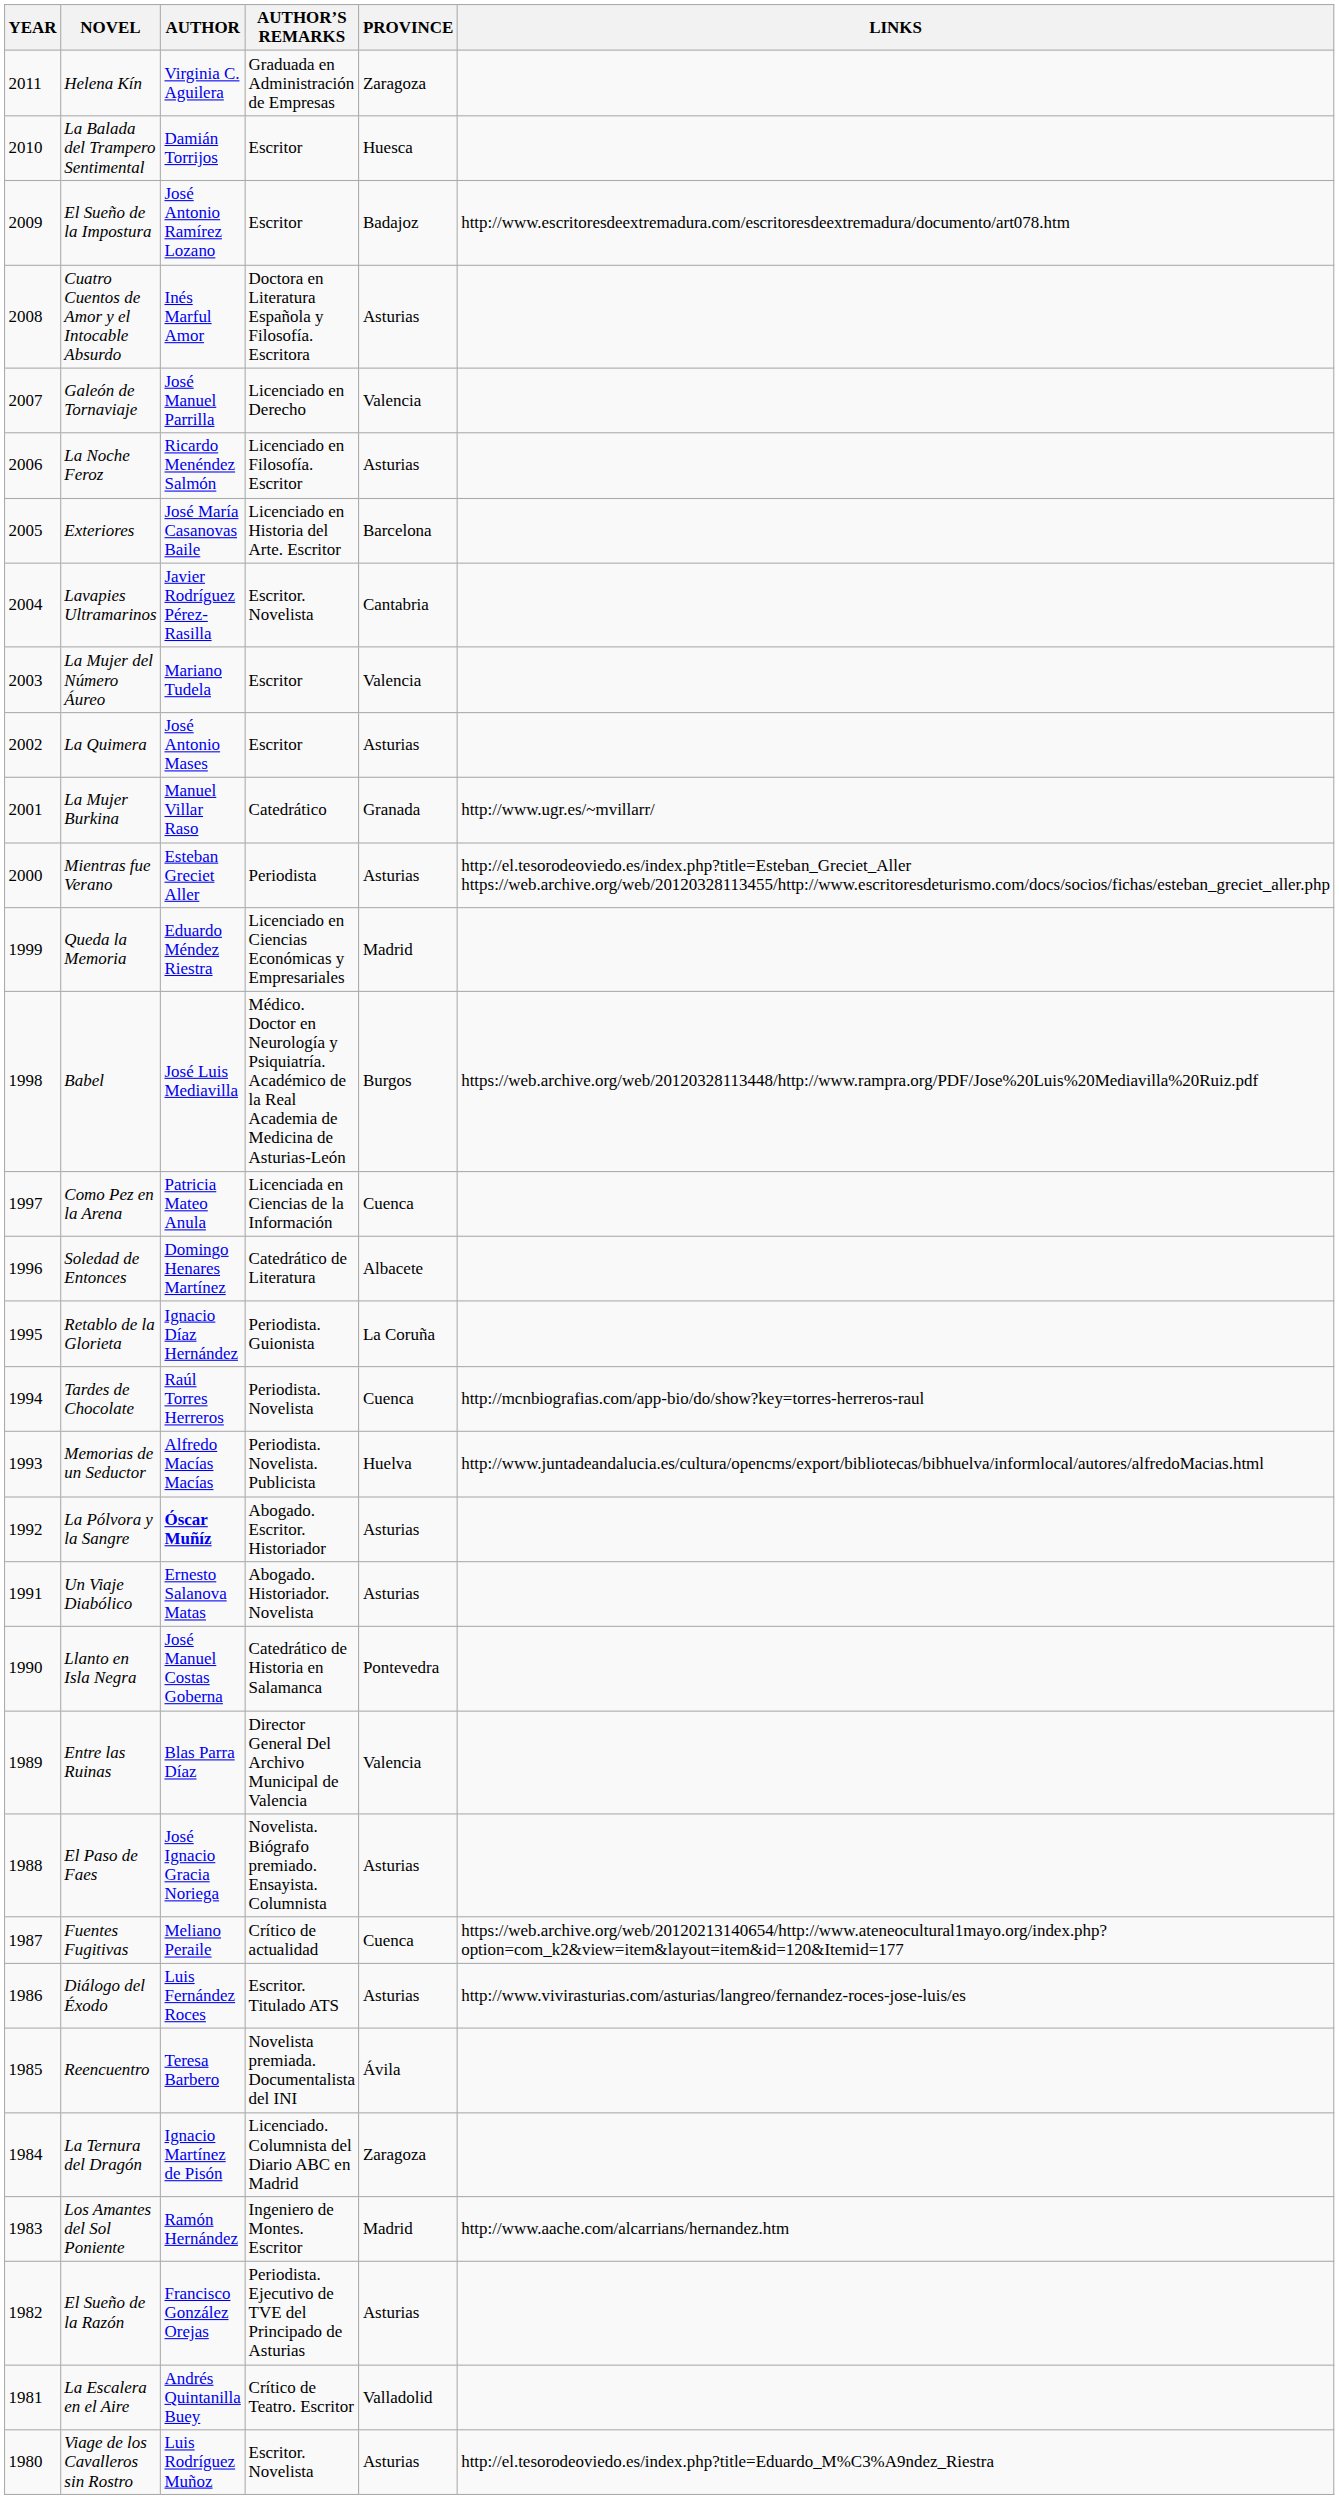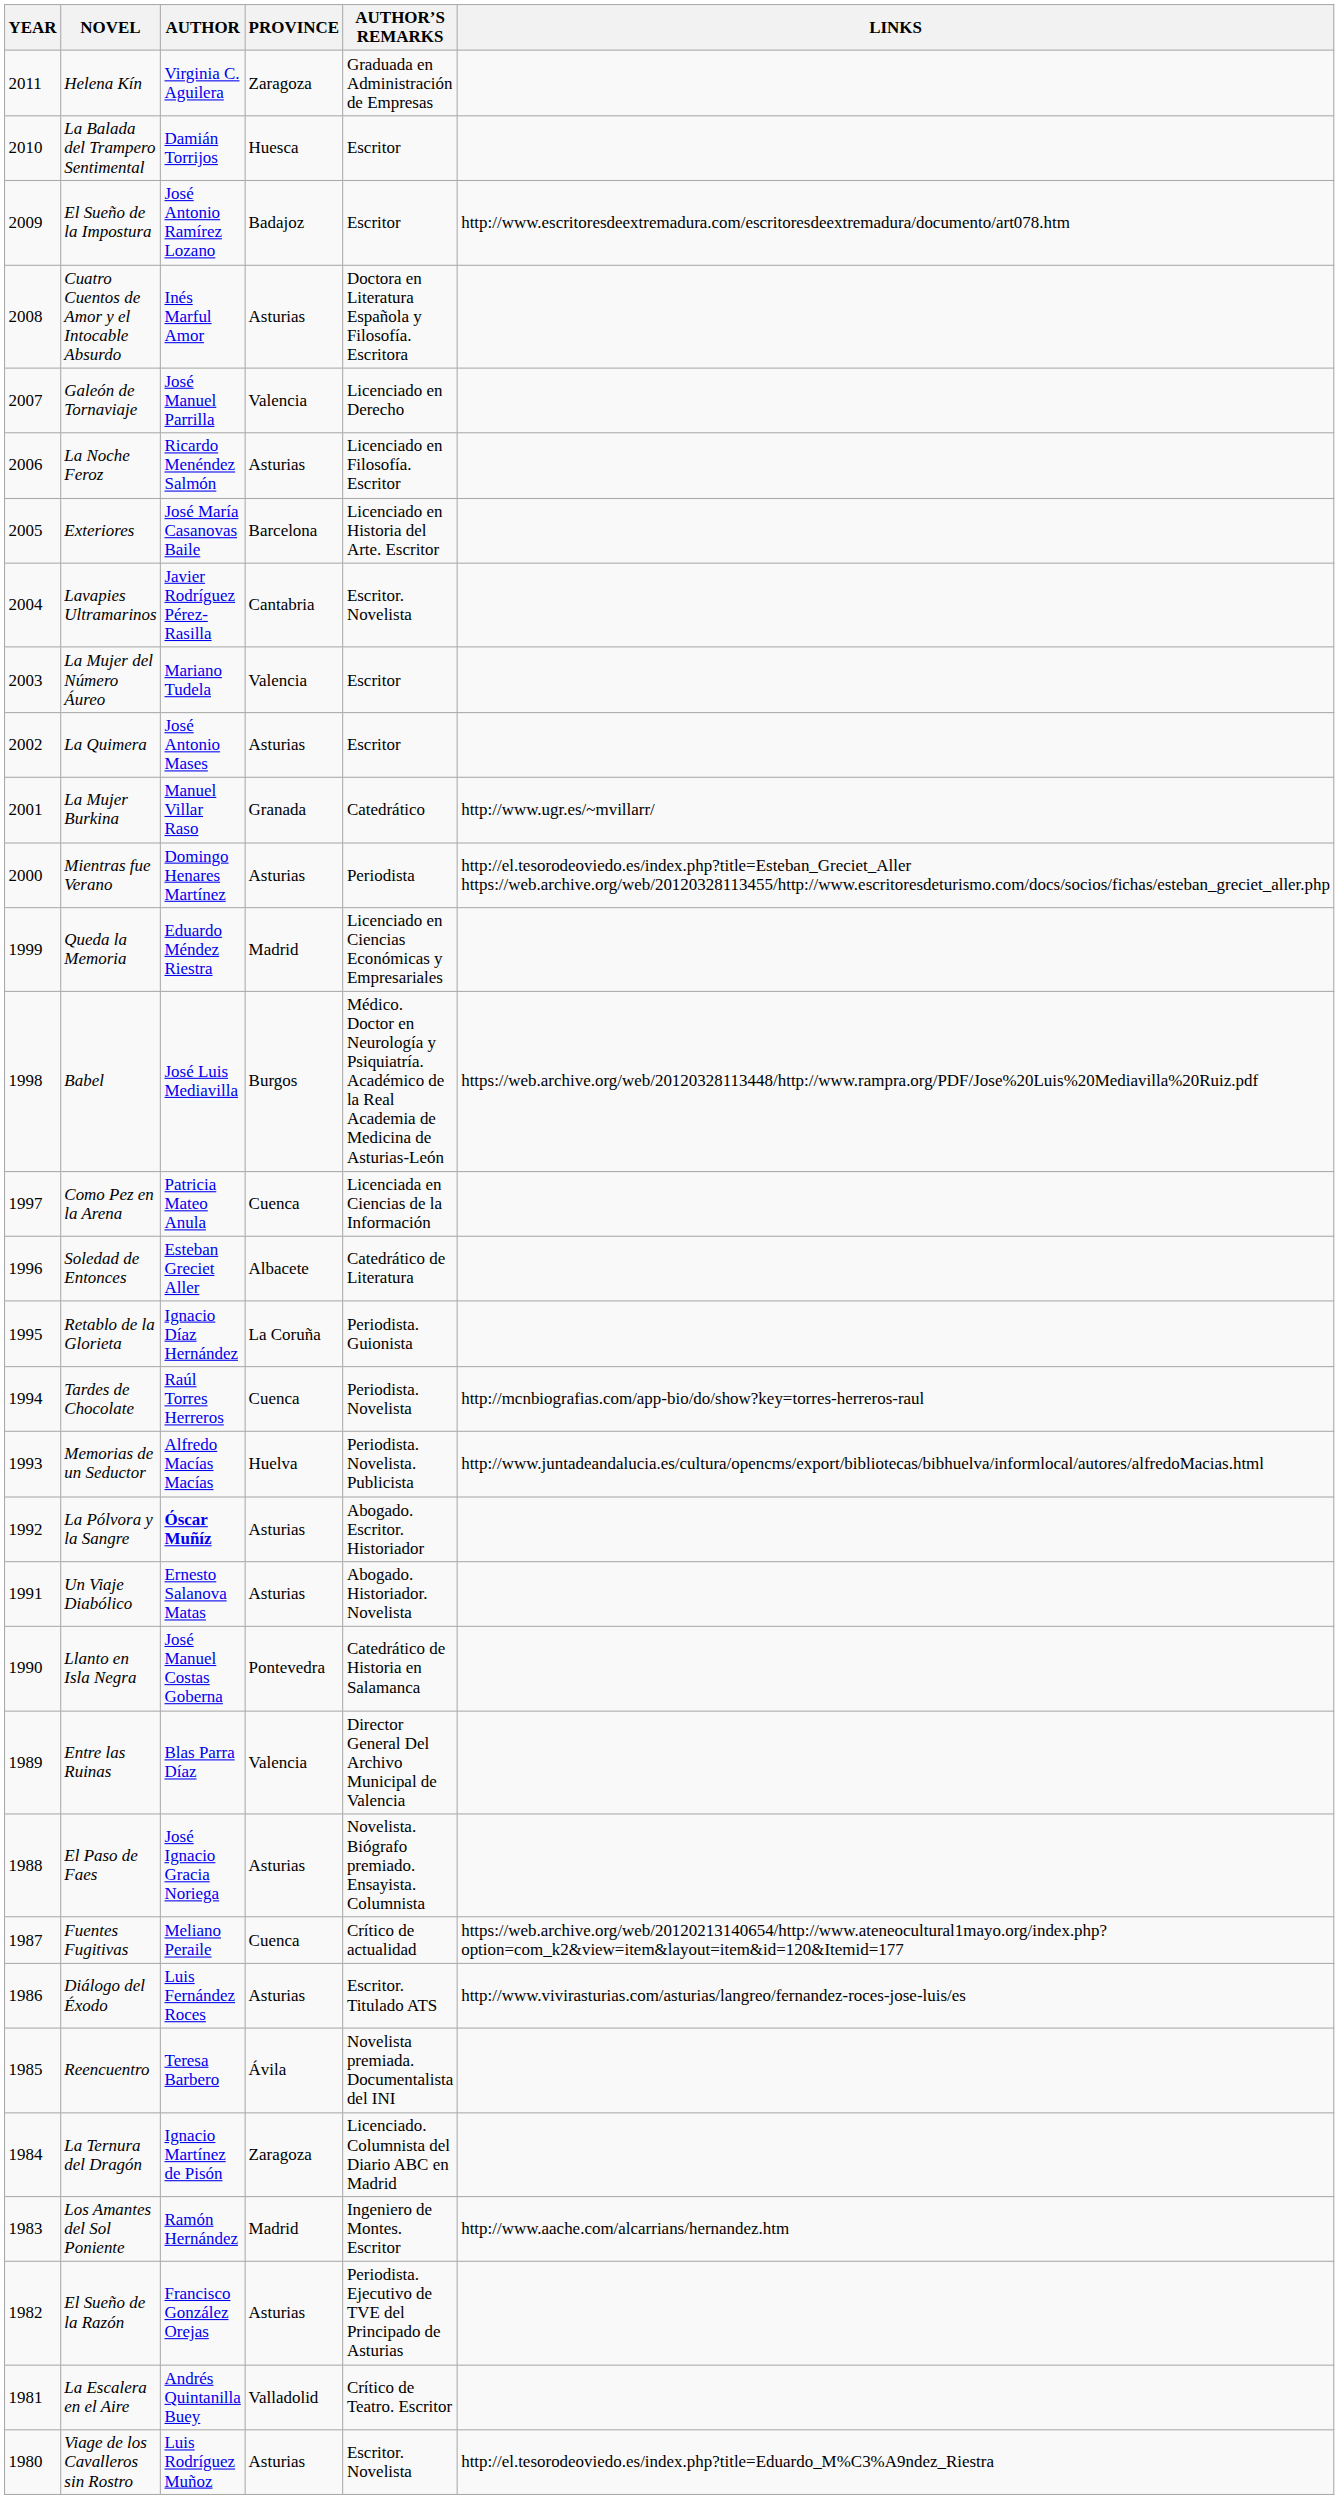columns swapped: (408, 27) <-> (302, 27)
(191, 874) Esteban Greciet Aller -> (197, 874) Domingo Henares Martínez
(197, 1268) Domingo Henares Martínez -> (191, 1268) Esteban Greciet Aller
